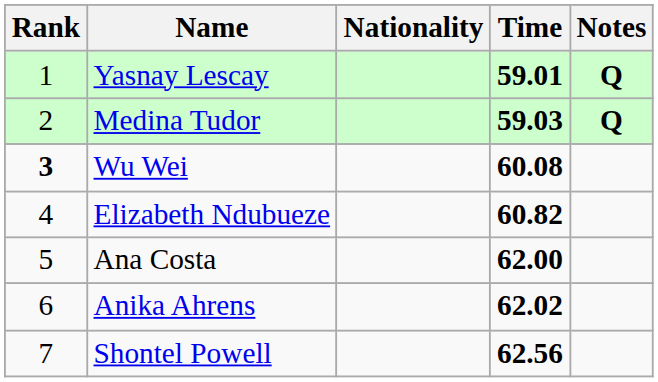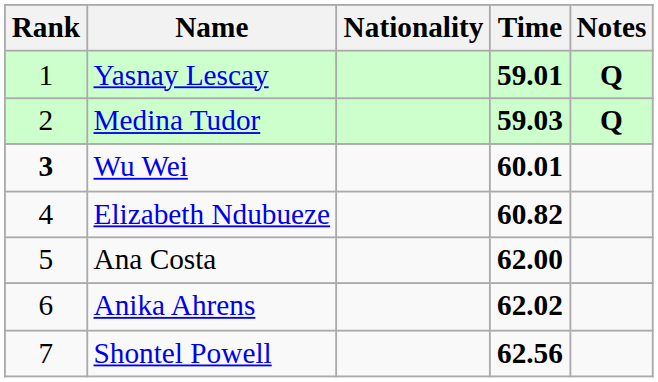(530, 167) 60.08 -> (530, 167) 60.01
